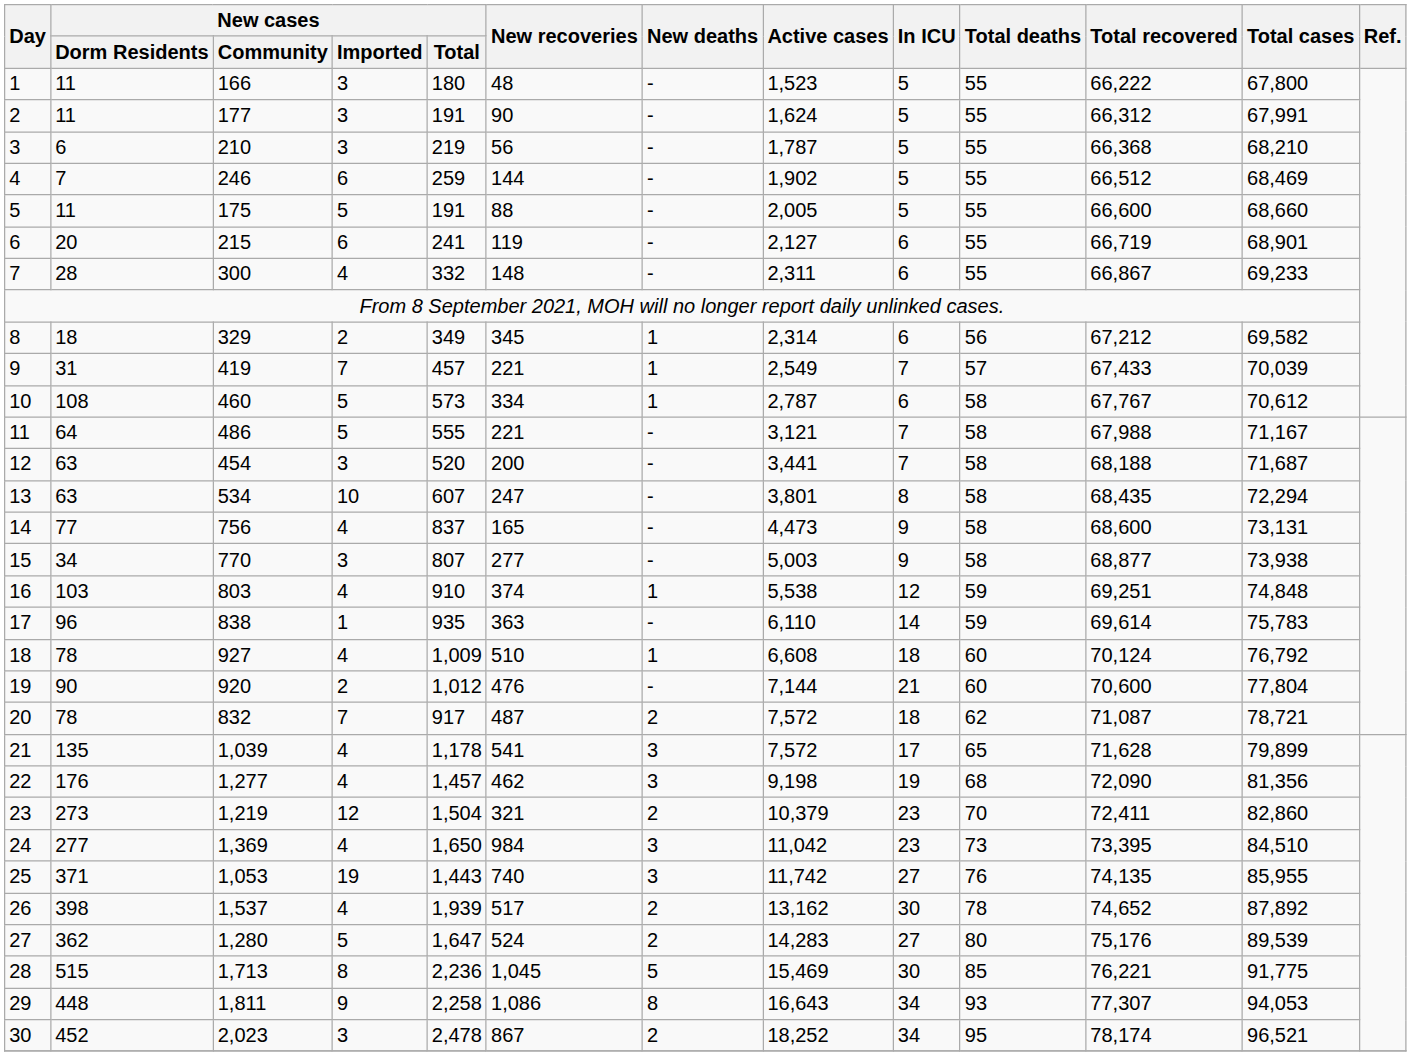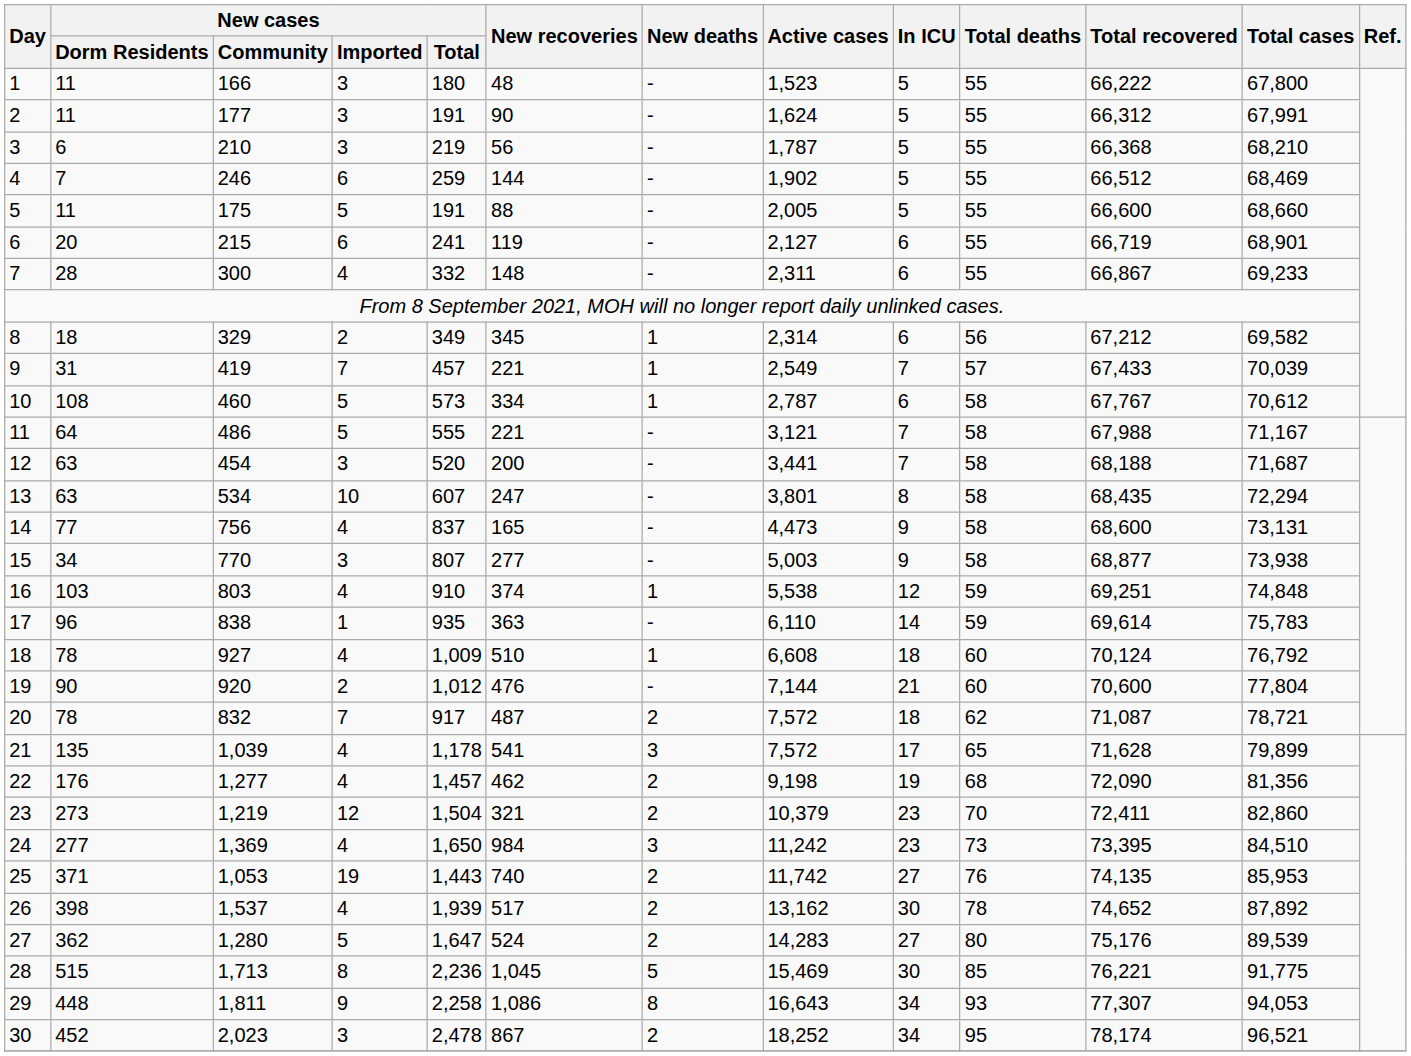(653, 781) 3 -> (653, 781) 2
(797, 845) 11,042 -> (797, 845) 11,242
(653, 876) 3 -> (653, 876) 2
(1278, 876) 85,955 -> (1278, 876) 85,953
